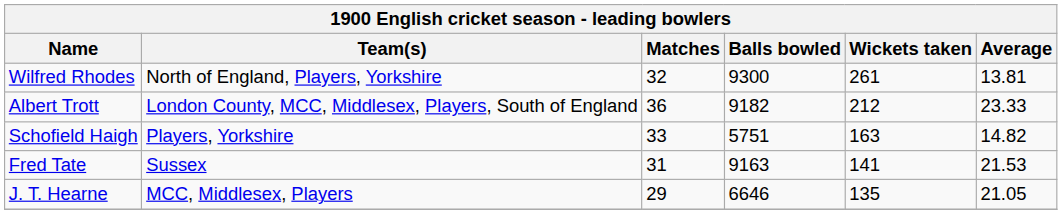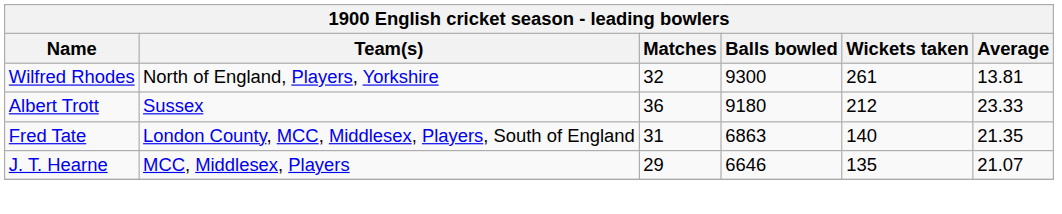(392, 106) London County, MCC, Middlesex, Players, South of England -> (173, 106) Sussex
(749, 106) 9182 -> (746, 106) 9180
- row: (73, 135)
(176, 164) Sussex -> (389, 135) London County, MCC, Middlesex, Players, South of England
(749, 164) 9163 -> (746, 135) 6863
(865, 164) 141 -> (862, 135) 140
(1003, 164) 21.53 -> (1000, 135) 21.35
(1003, 194) 21.05 -> (1000, 164) 21.07
